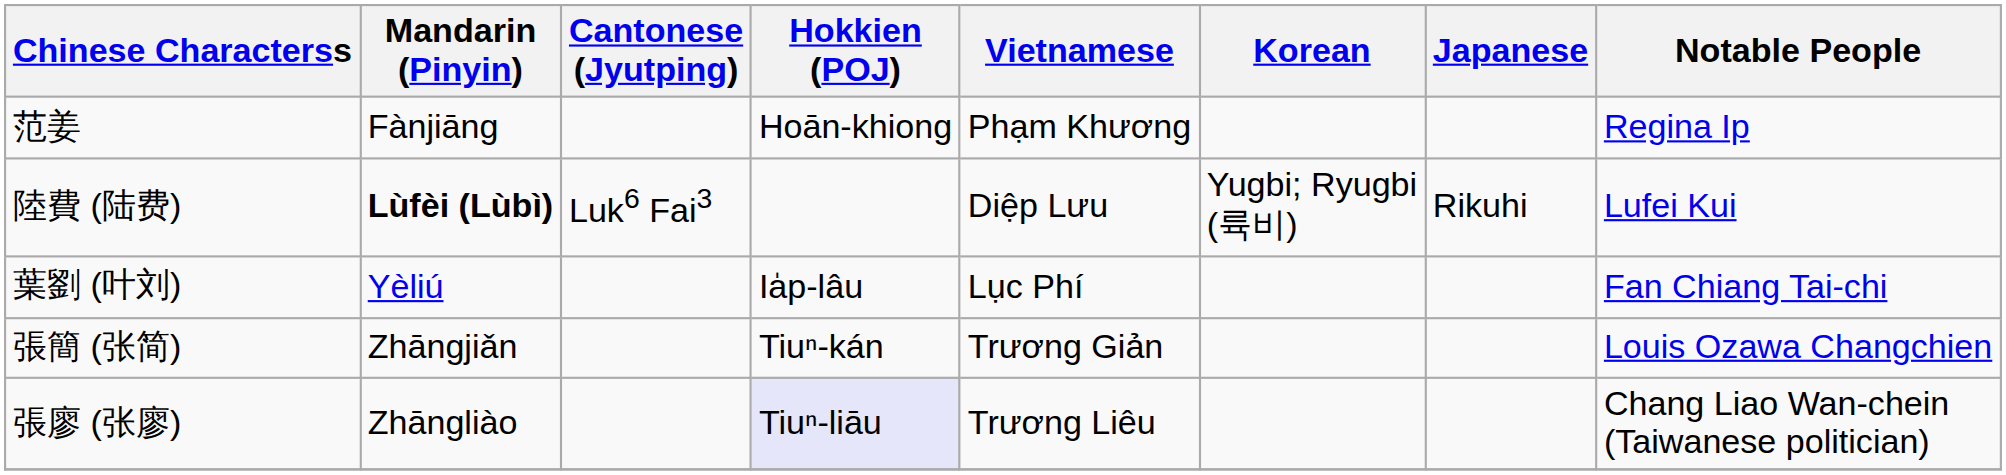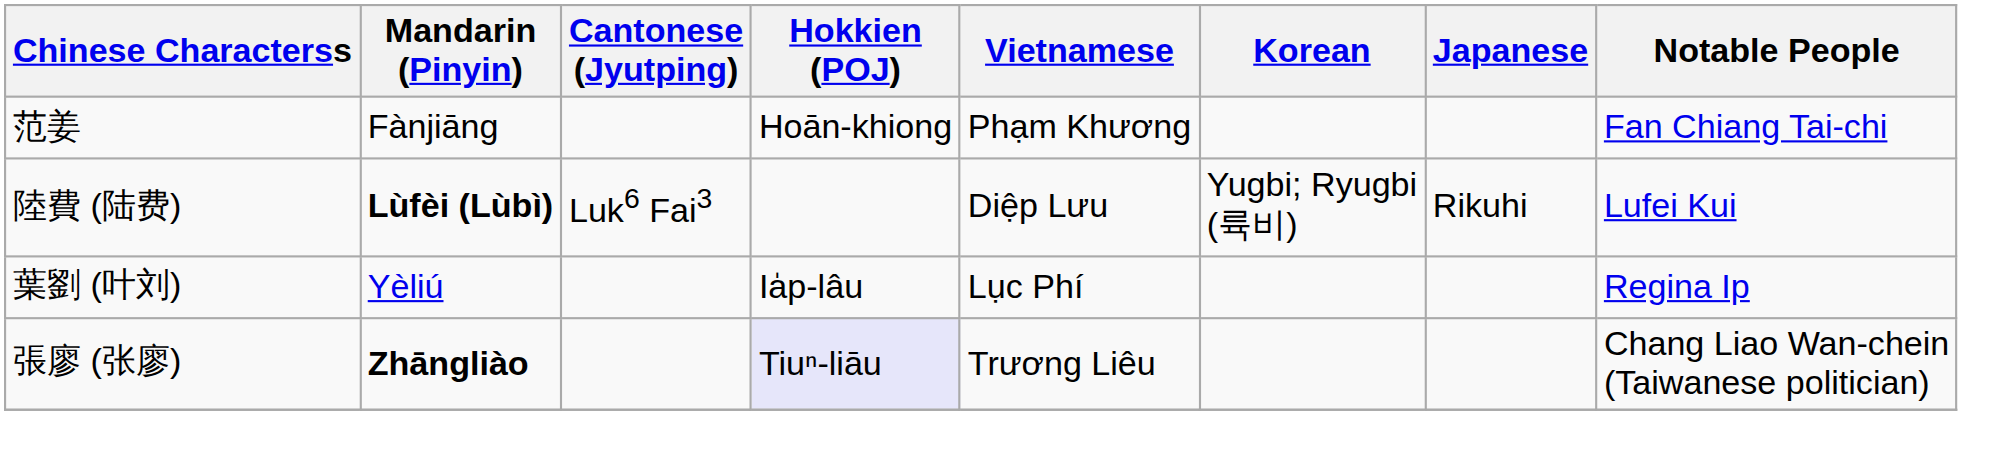(1677, 127) Regina Ip -> (1746, 127) Fan Chiang Tai-chi
(1746, 286) Fan Chiang Tai-chi -> (1677, 286) Regina Ip
- row: (97, 345)
(443, 423) normal -> (448, 362) bold
